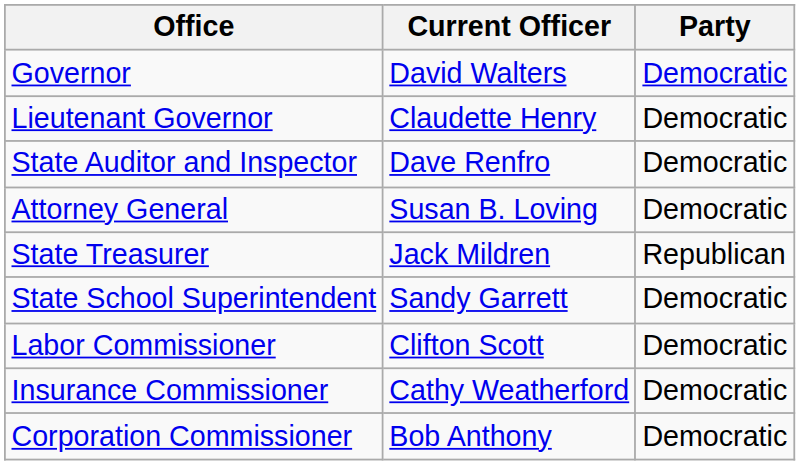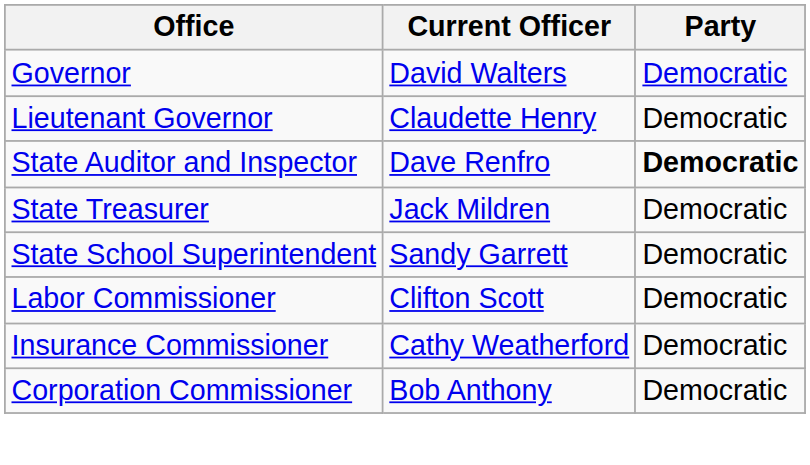(715, 163) normal -> (720, 163) bold
- row: (120, 208)
(714, 254) Republican -> (715, 208) Democratic
